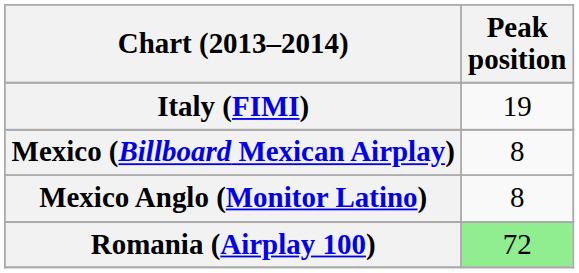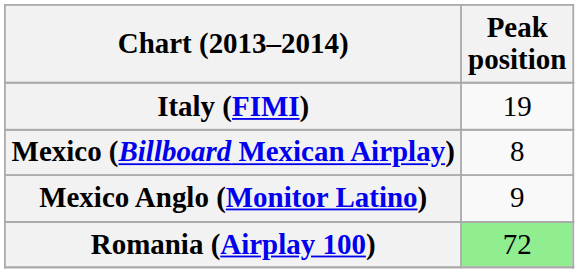(517, 197) 8 -> (517, 197) 9
